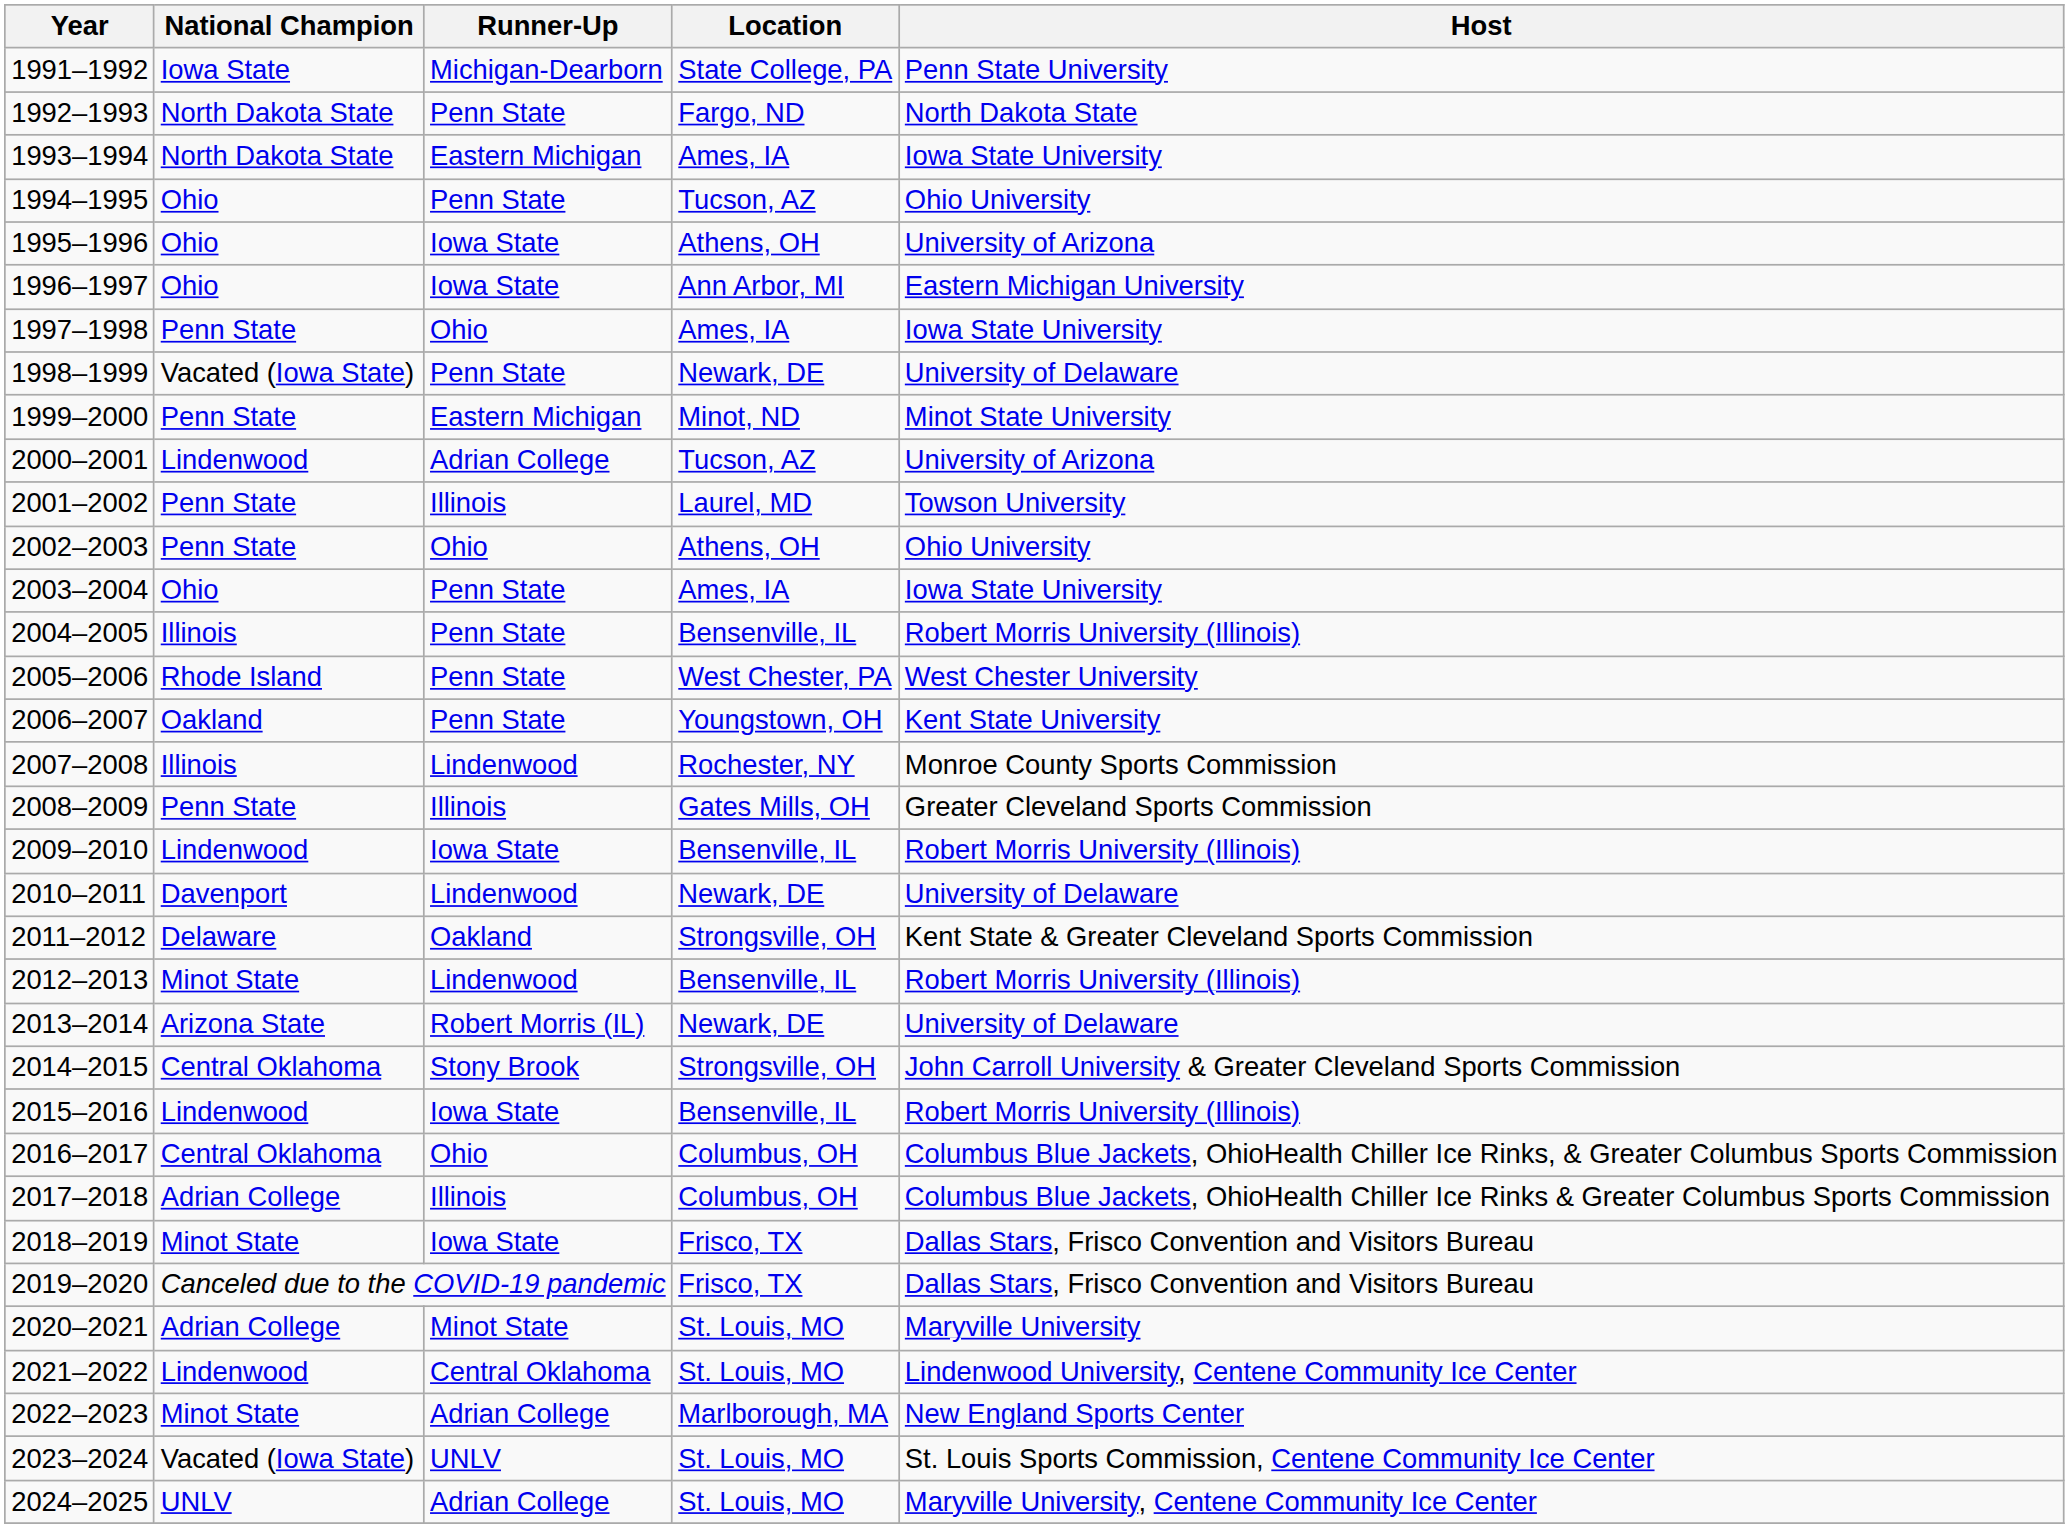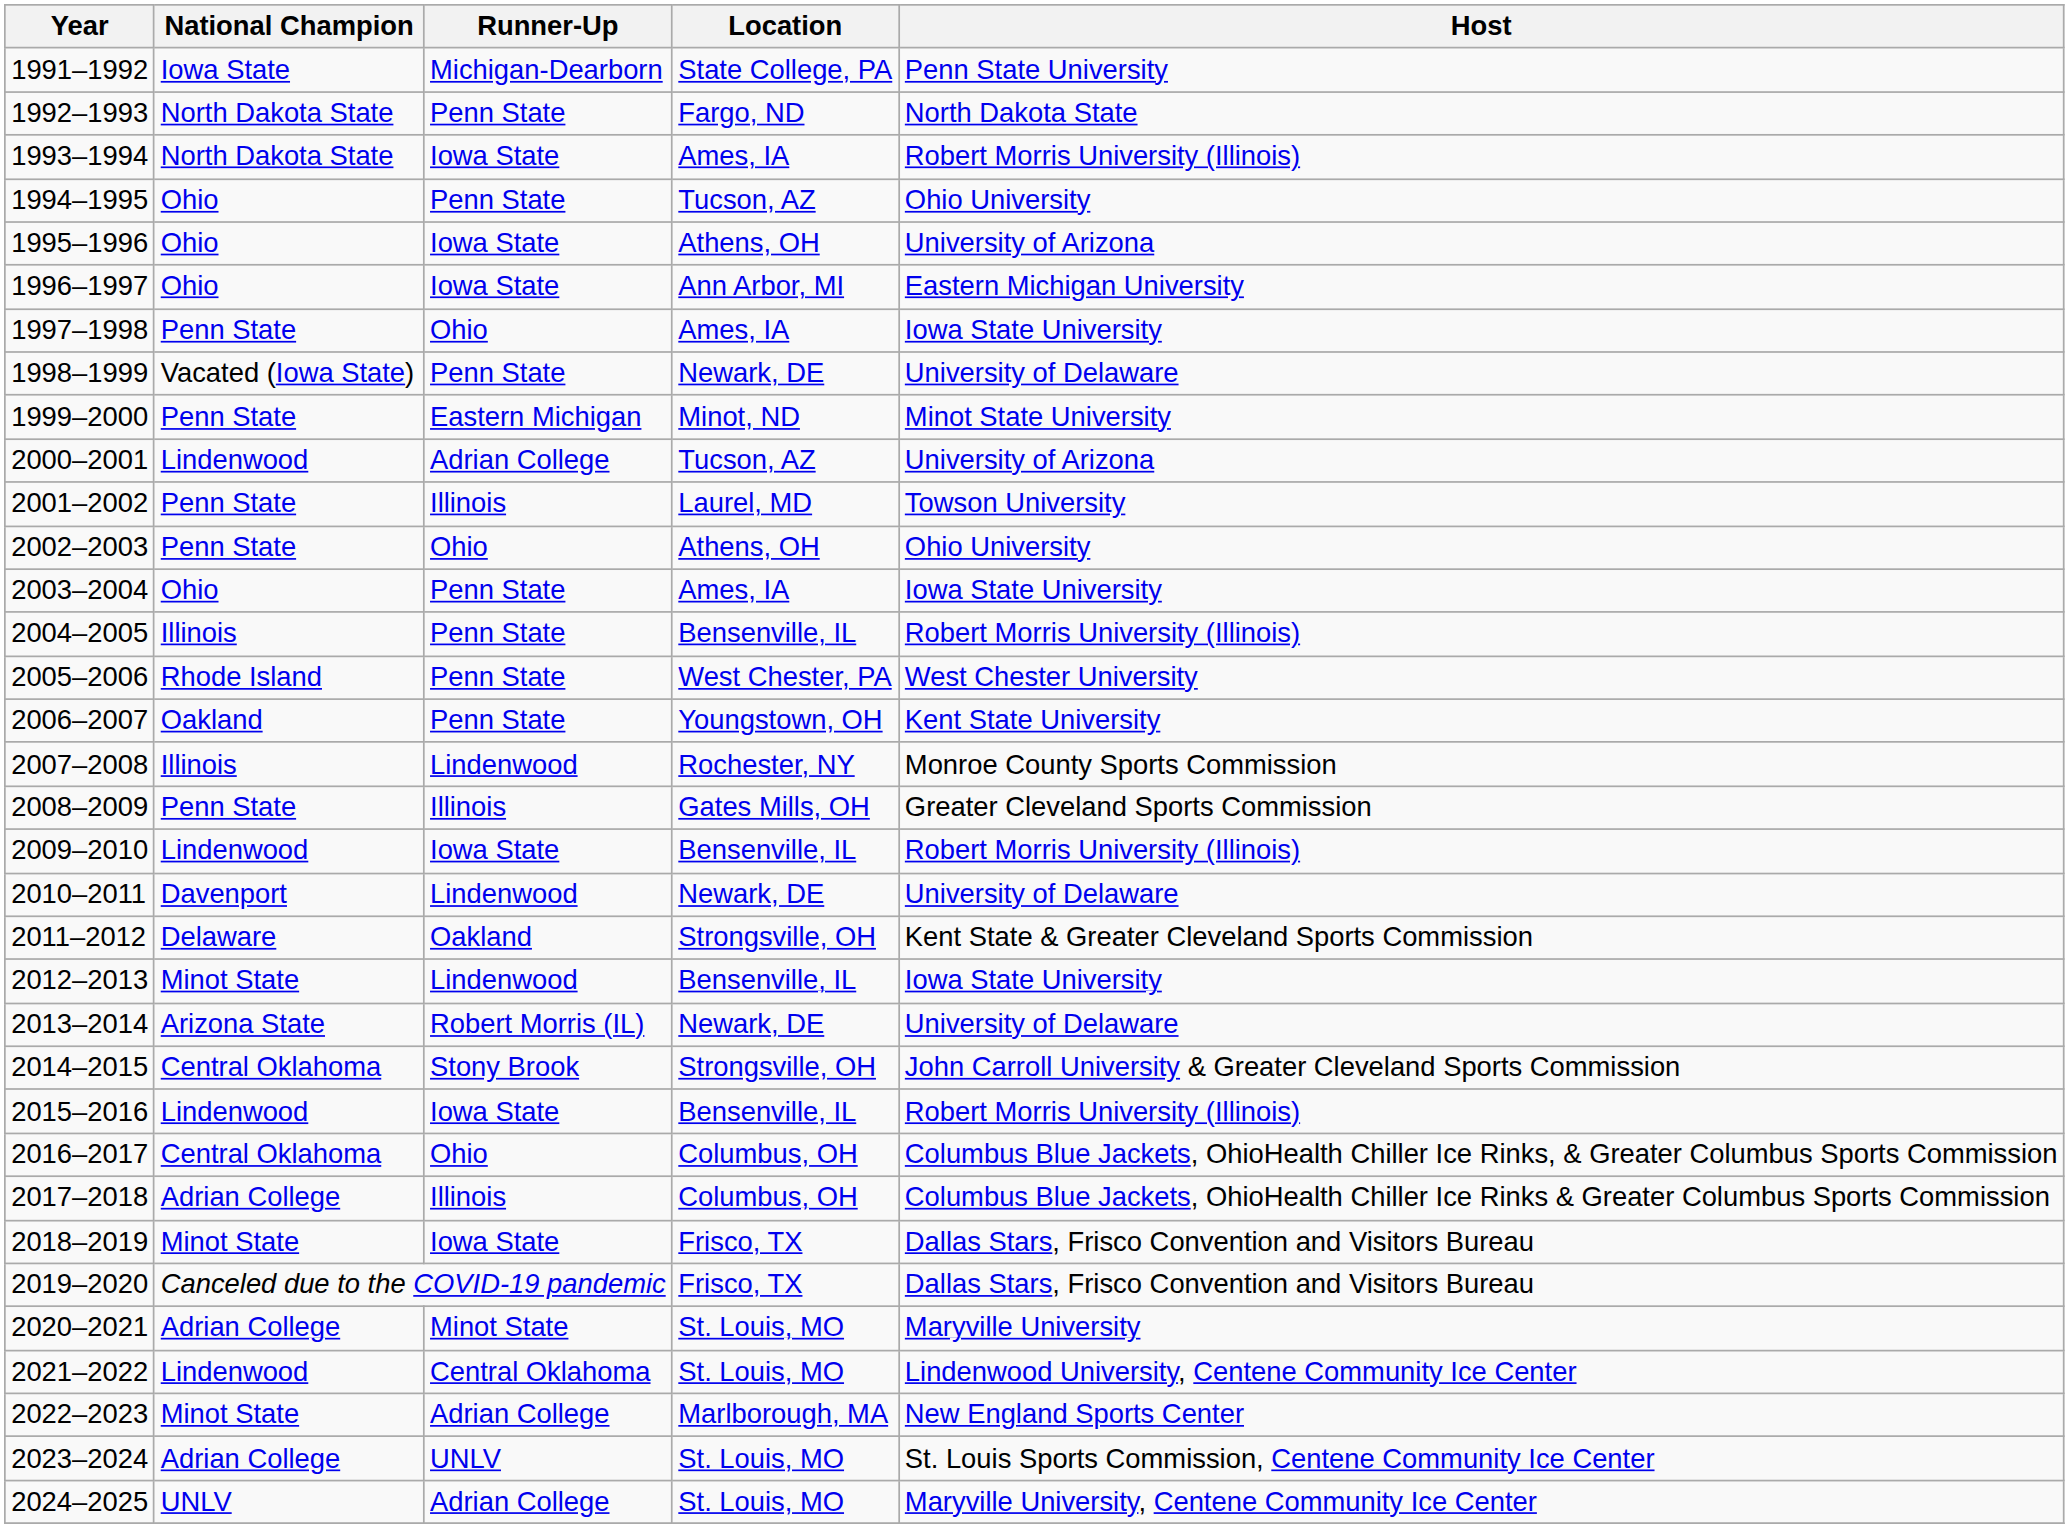(536, 156) Eastern Michigan -> (495, 156) Iowa State
(1033, 156) Iowa State University -> (1102, 156) Robert Morris University (Illinois)
(1102, 980) Robert Morris University (Illinois) -> (1033, 980) Iowa State University
(287, 1458) Vacated (Iowa State) -> (250, 1458) Adrian College
